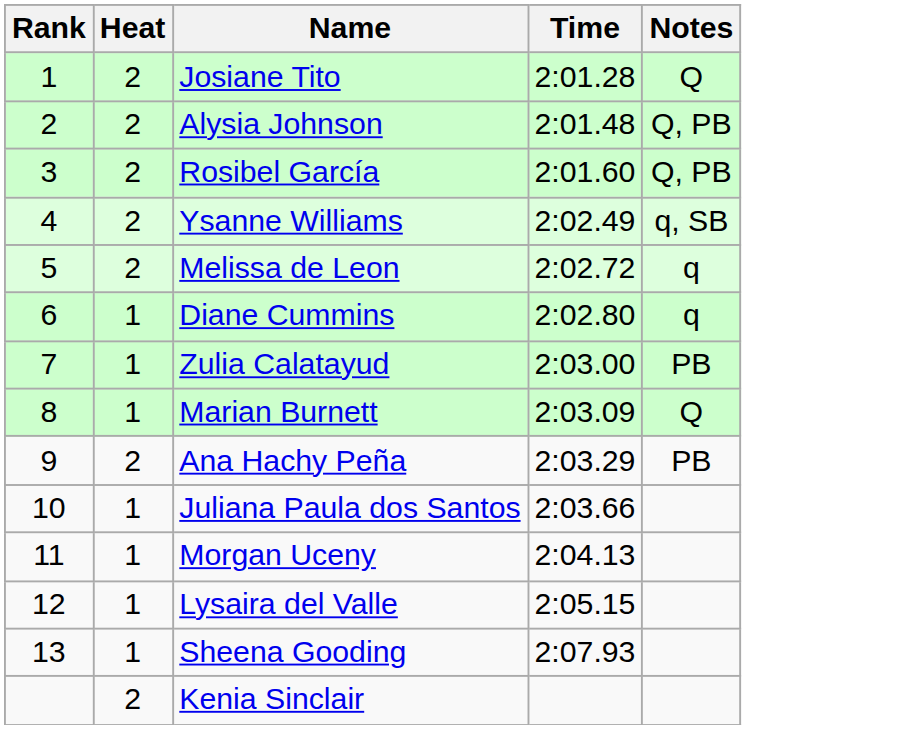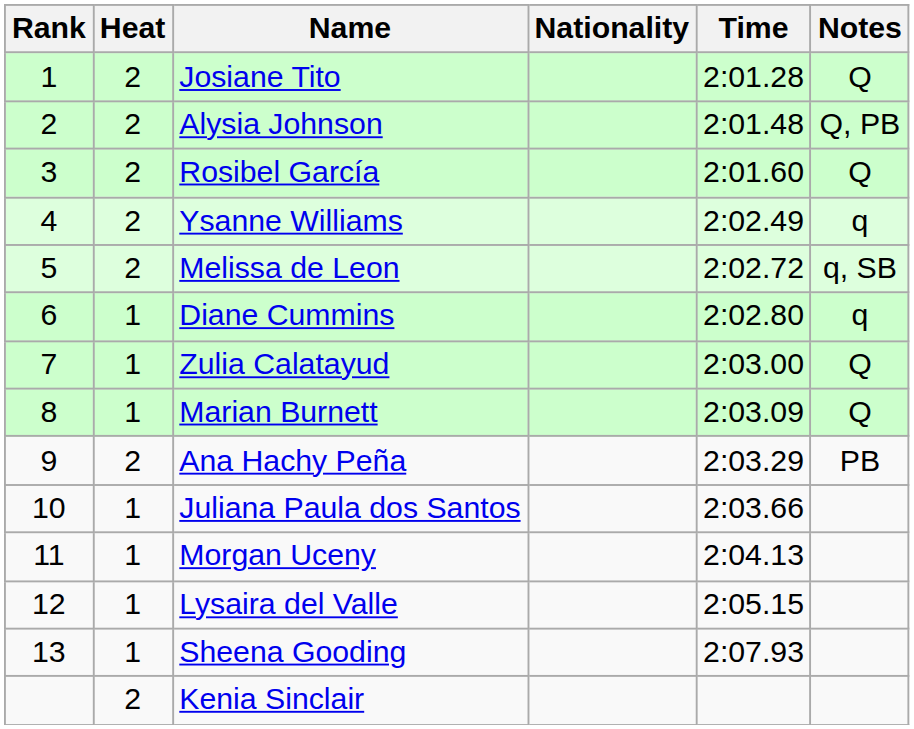+ column: (612, 28)
(691, 172) Q, PB -> (860, 172) Q
(691, 220) q, SB -> (860, 220) q
(691, 268) q -> (860, 268) q, SB
(691, 364) PB -> (860, 364) Q
